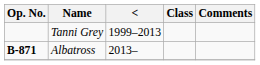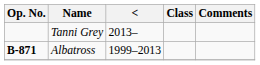(135, 32) 1999–2013 -> (123, 32) 2013–
(123, 50) 2013– -> (135, 50) 1999–2013
